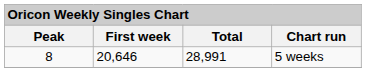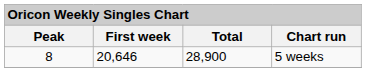(206, 57) 28,991 -> (206, 57) 28,900
